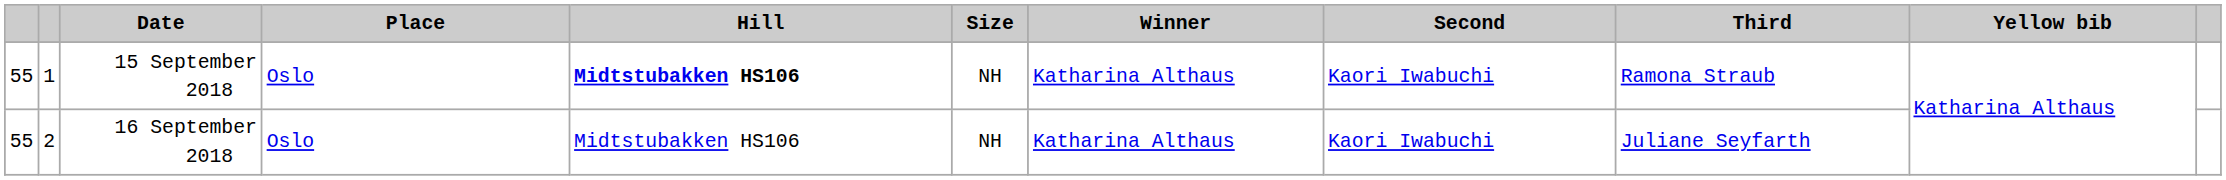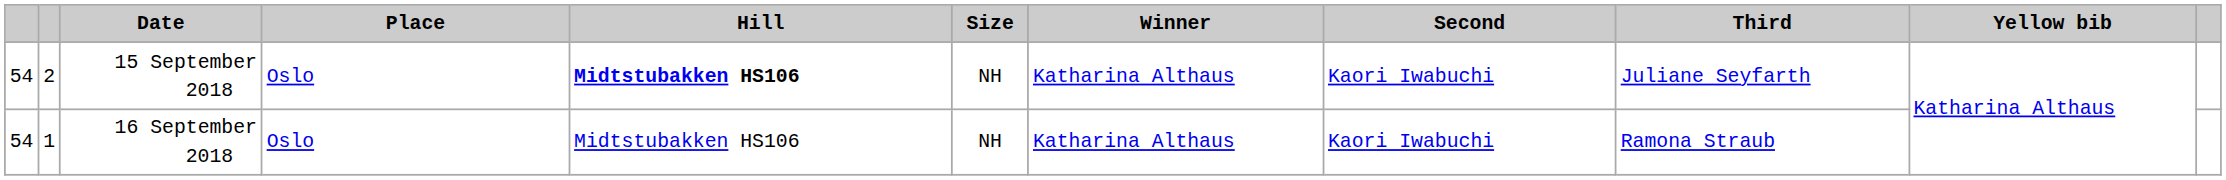(22, 76) 55 -> (22, 76) 54
(49, 76) 1 -> (49, 76) 2
(1698, 76) Ramona Straub -> (1716, 76) Juliane Seyfarth
(22, 143) 55 -> (22, 143) 54
(49, 143) 2 -> (49, 143) 1
(1716, 143) Juliane Seyfarth -> (1698, 143) Ramona Straub
